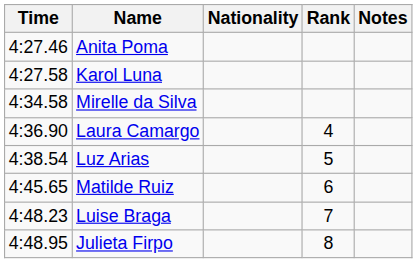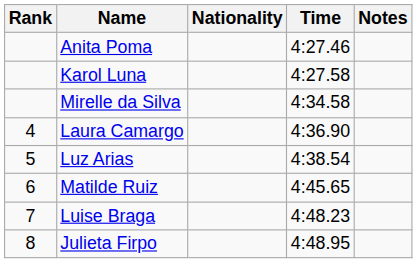columns swapped: (328, 18) <-> (38, 18)
